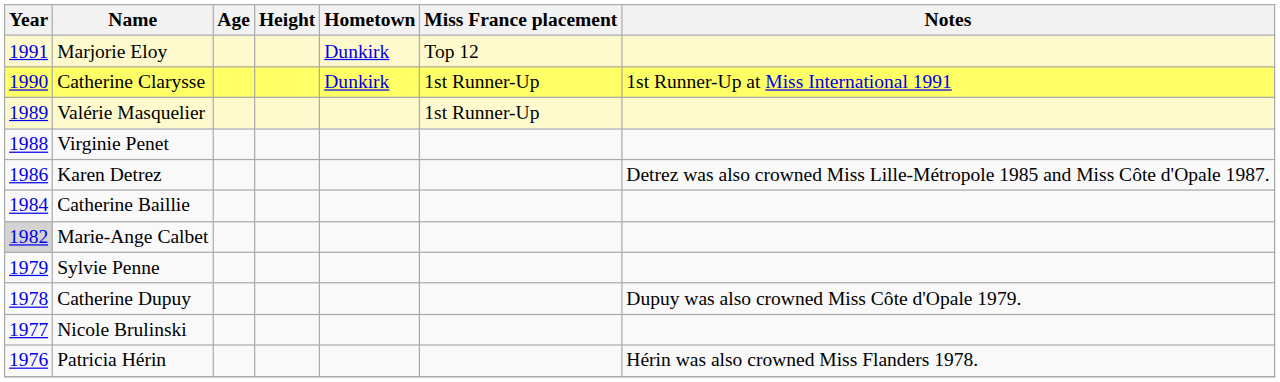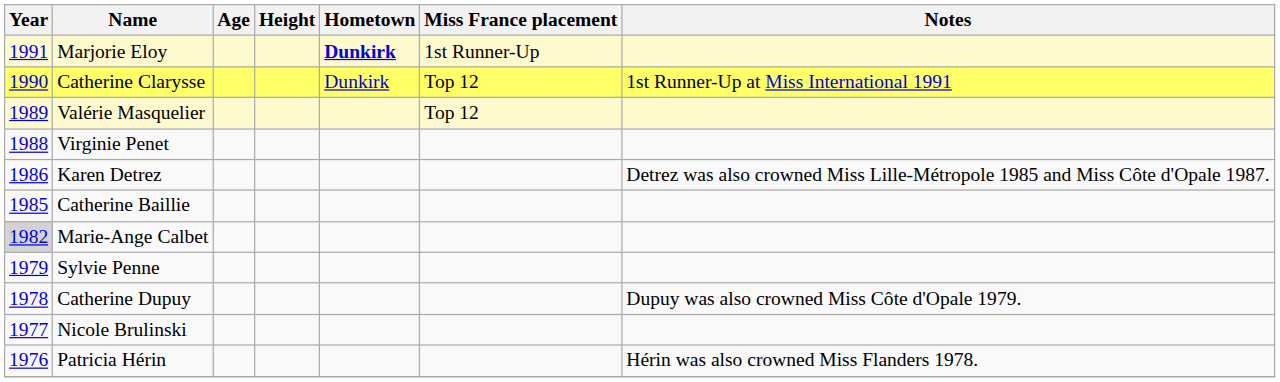(357, 50) normal -> (360, 50) bold
(452, 50) Top 12 -> (482, 50) 1st Runner-Up
(482, 81) 1st Runner-Up -> (452, 81) Top 12
(482, 112) 1st Runner-Up -> (452, 112) Top 12
(29, 205) 1984 -> (29, 205) 1985
